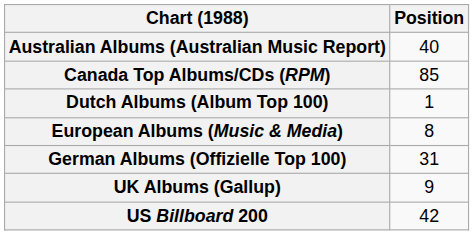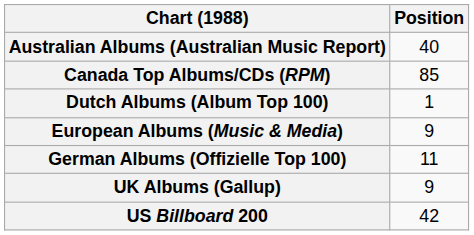(429, 131) 8 -> (429, 131) 9
(429, 159) 31 -> (429, 159) 11
